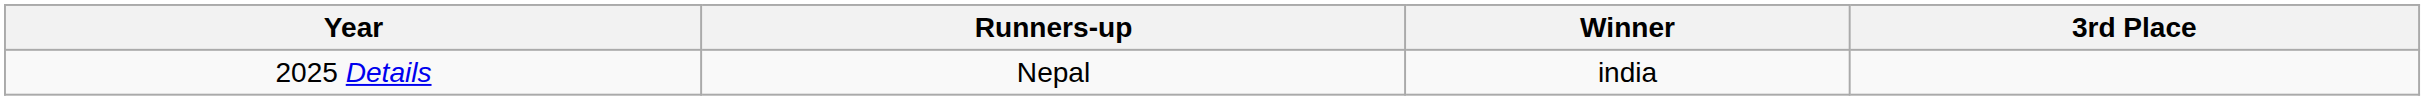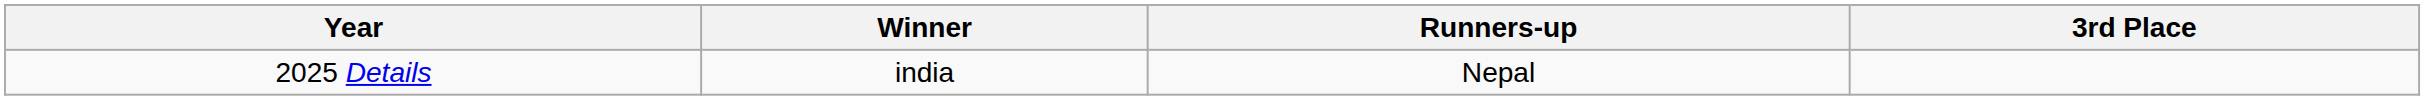columns swapped: (1628, 28) <-> (1054, 28)
